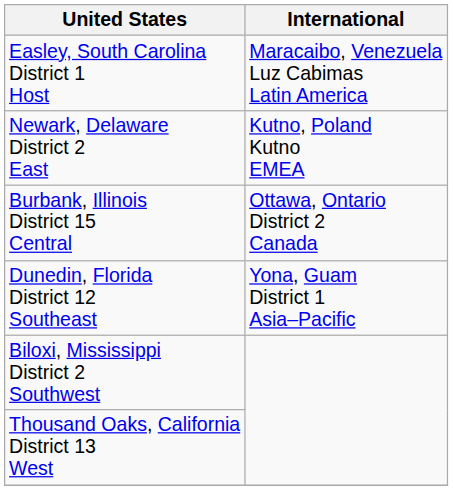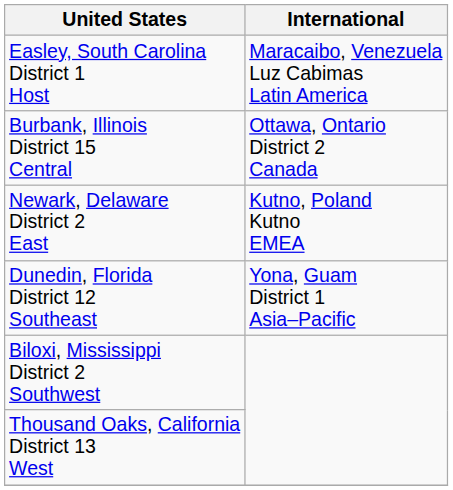rows swapped: (78, 222) <-> (89, 147)
